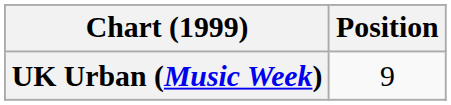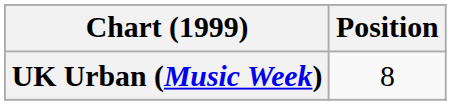(387, 75) 9 -> (387, 75) 8
